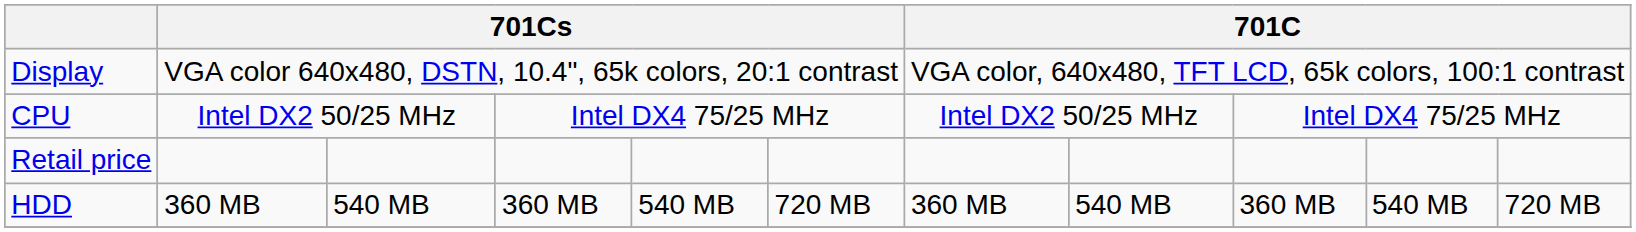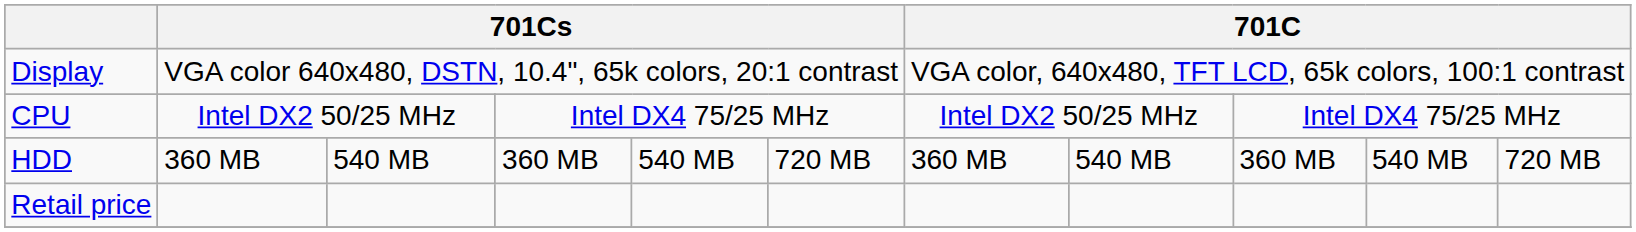rows swapped: (42, 204) <-> (81, 159)
